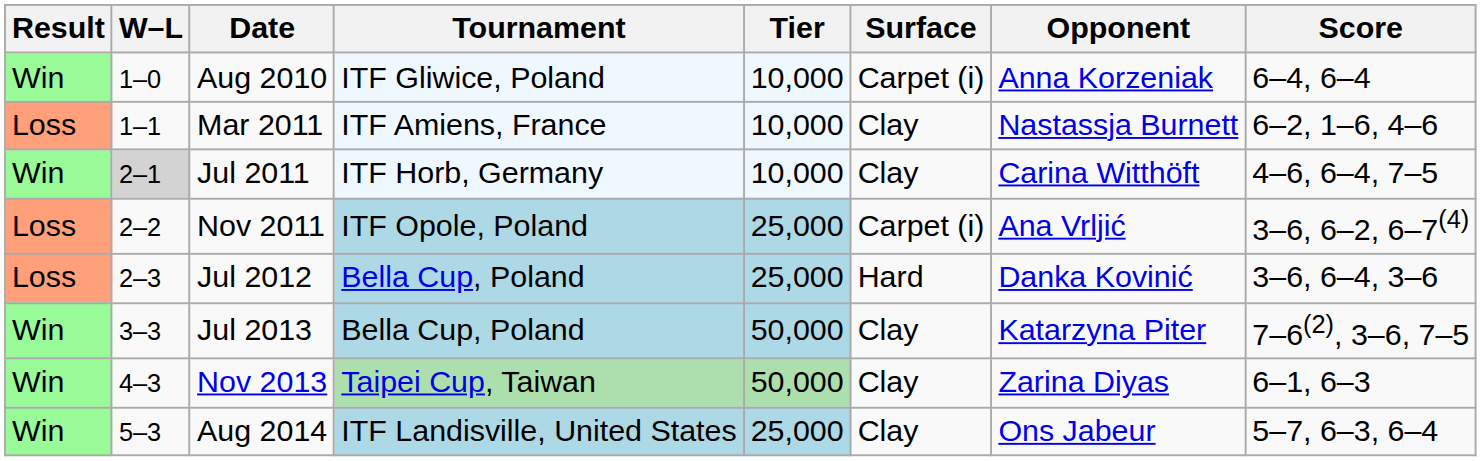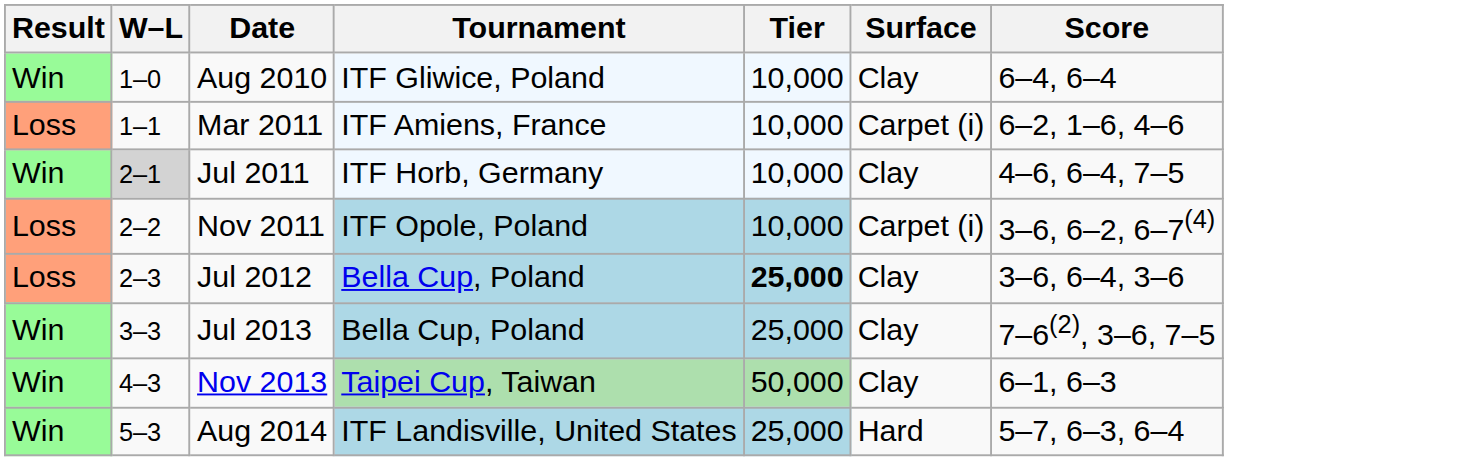- column: (1118, 28)
(921, 76) Carpet (i) -> (888, 76) Clay
(888, 125) Clay -> (921, 125) Carpet (i)
(797, 225) 25,000 -> (797, 225) 10,000
(797, 277) normal -> (797, 277) bold
(891, 277) Hard -> (888, 277) Clay
(797, 330) 50,000 -> (797, 330) 25,000
(888, 430) Clay -> (891, 430) Hard
